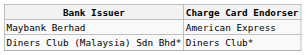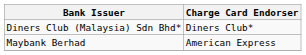rows swapped: (94, 42) <-> (46, 27)
